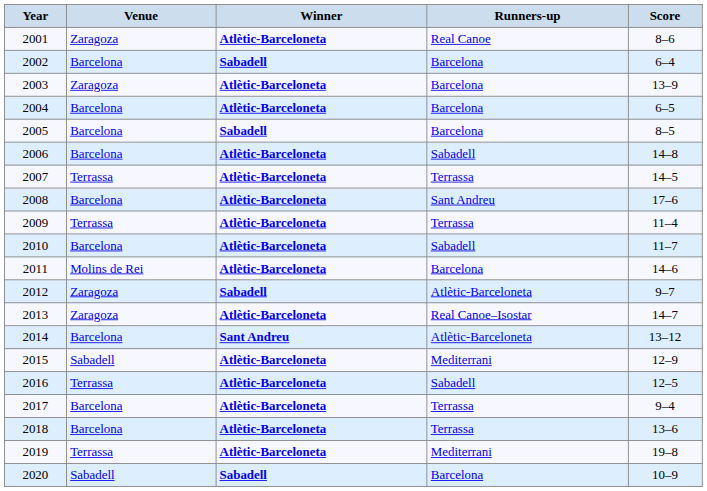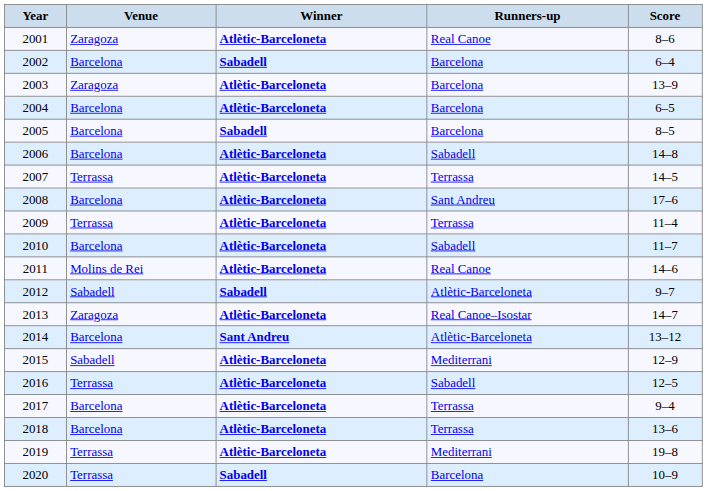(457, 268) Barcelona -> (461, 268) Real Canoe
(94, 291) Zaragoza -> (92, 291) Sabadell
(92, 474) Sabadell -> (92, 474) Terrassa
